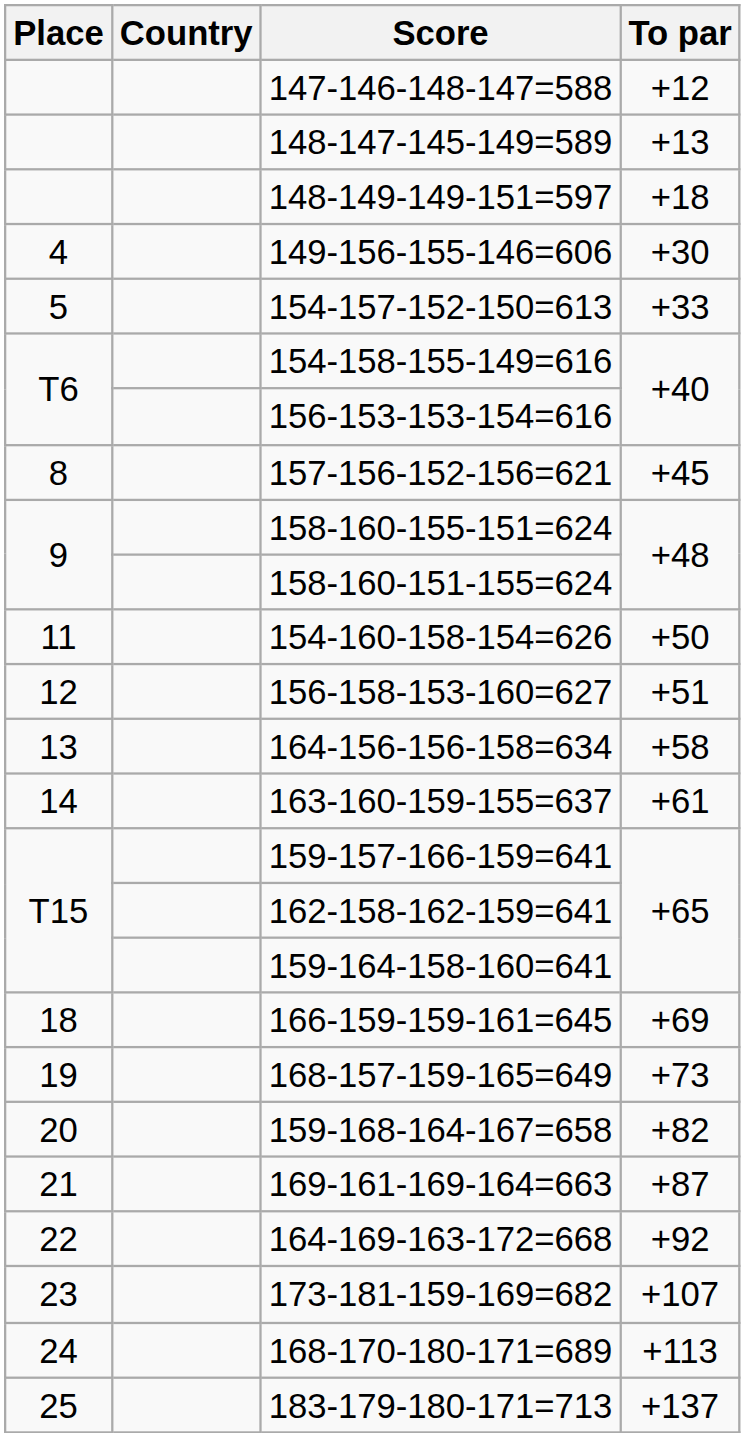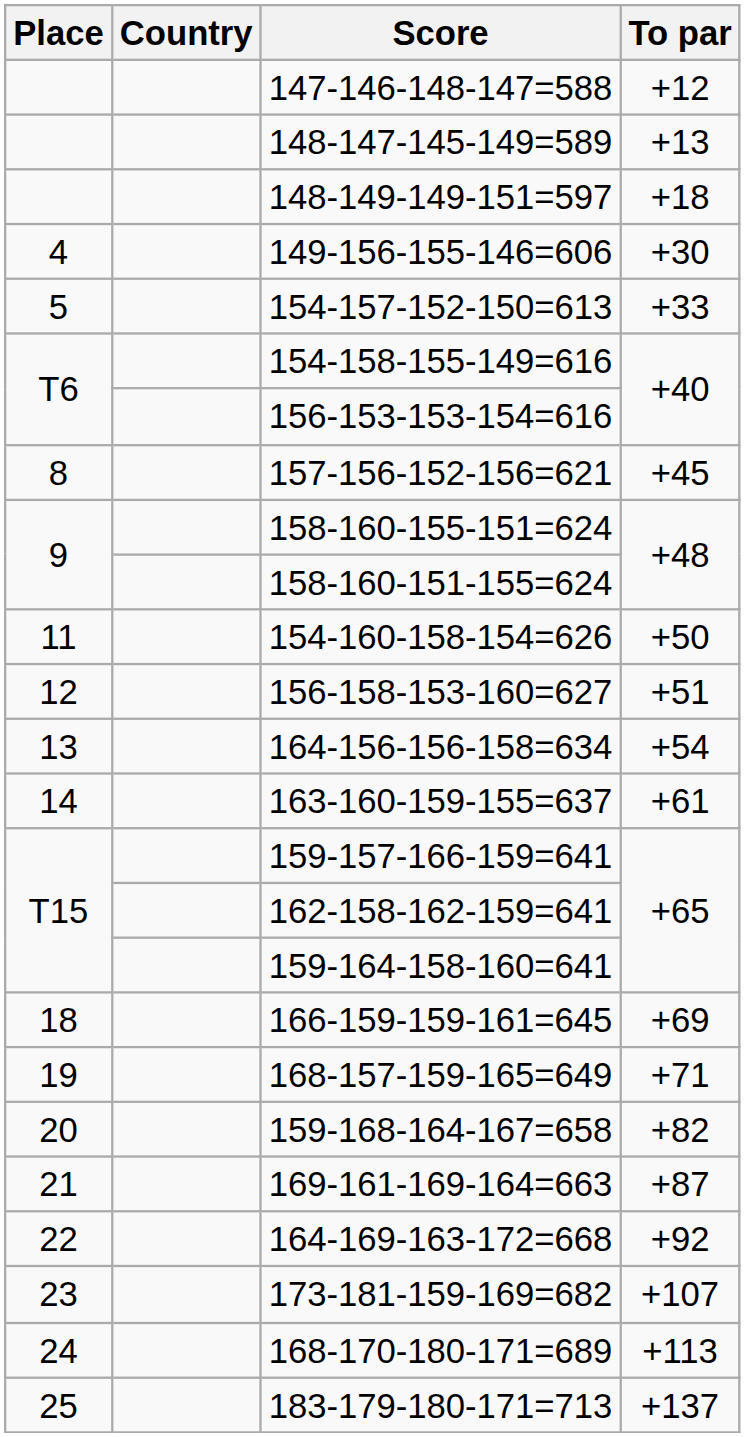(680, 746) +58 -> (680, 746) +54
(680, 1075) +73 -> (680, 1075) +71
